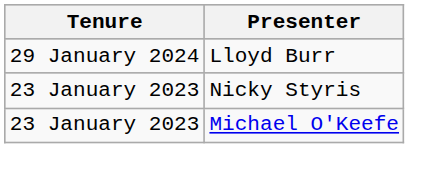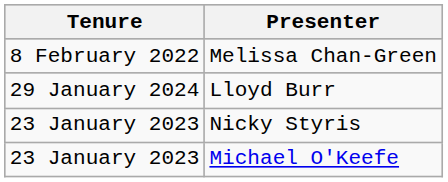+ row: (323, 56)
